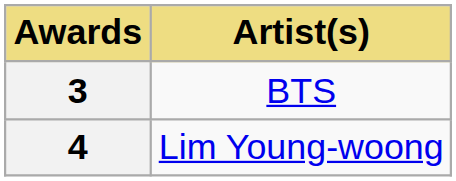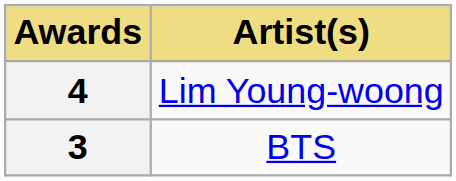rows swapped: (78, 146) <-> (78, 89)
